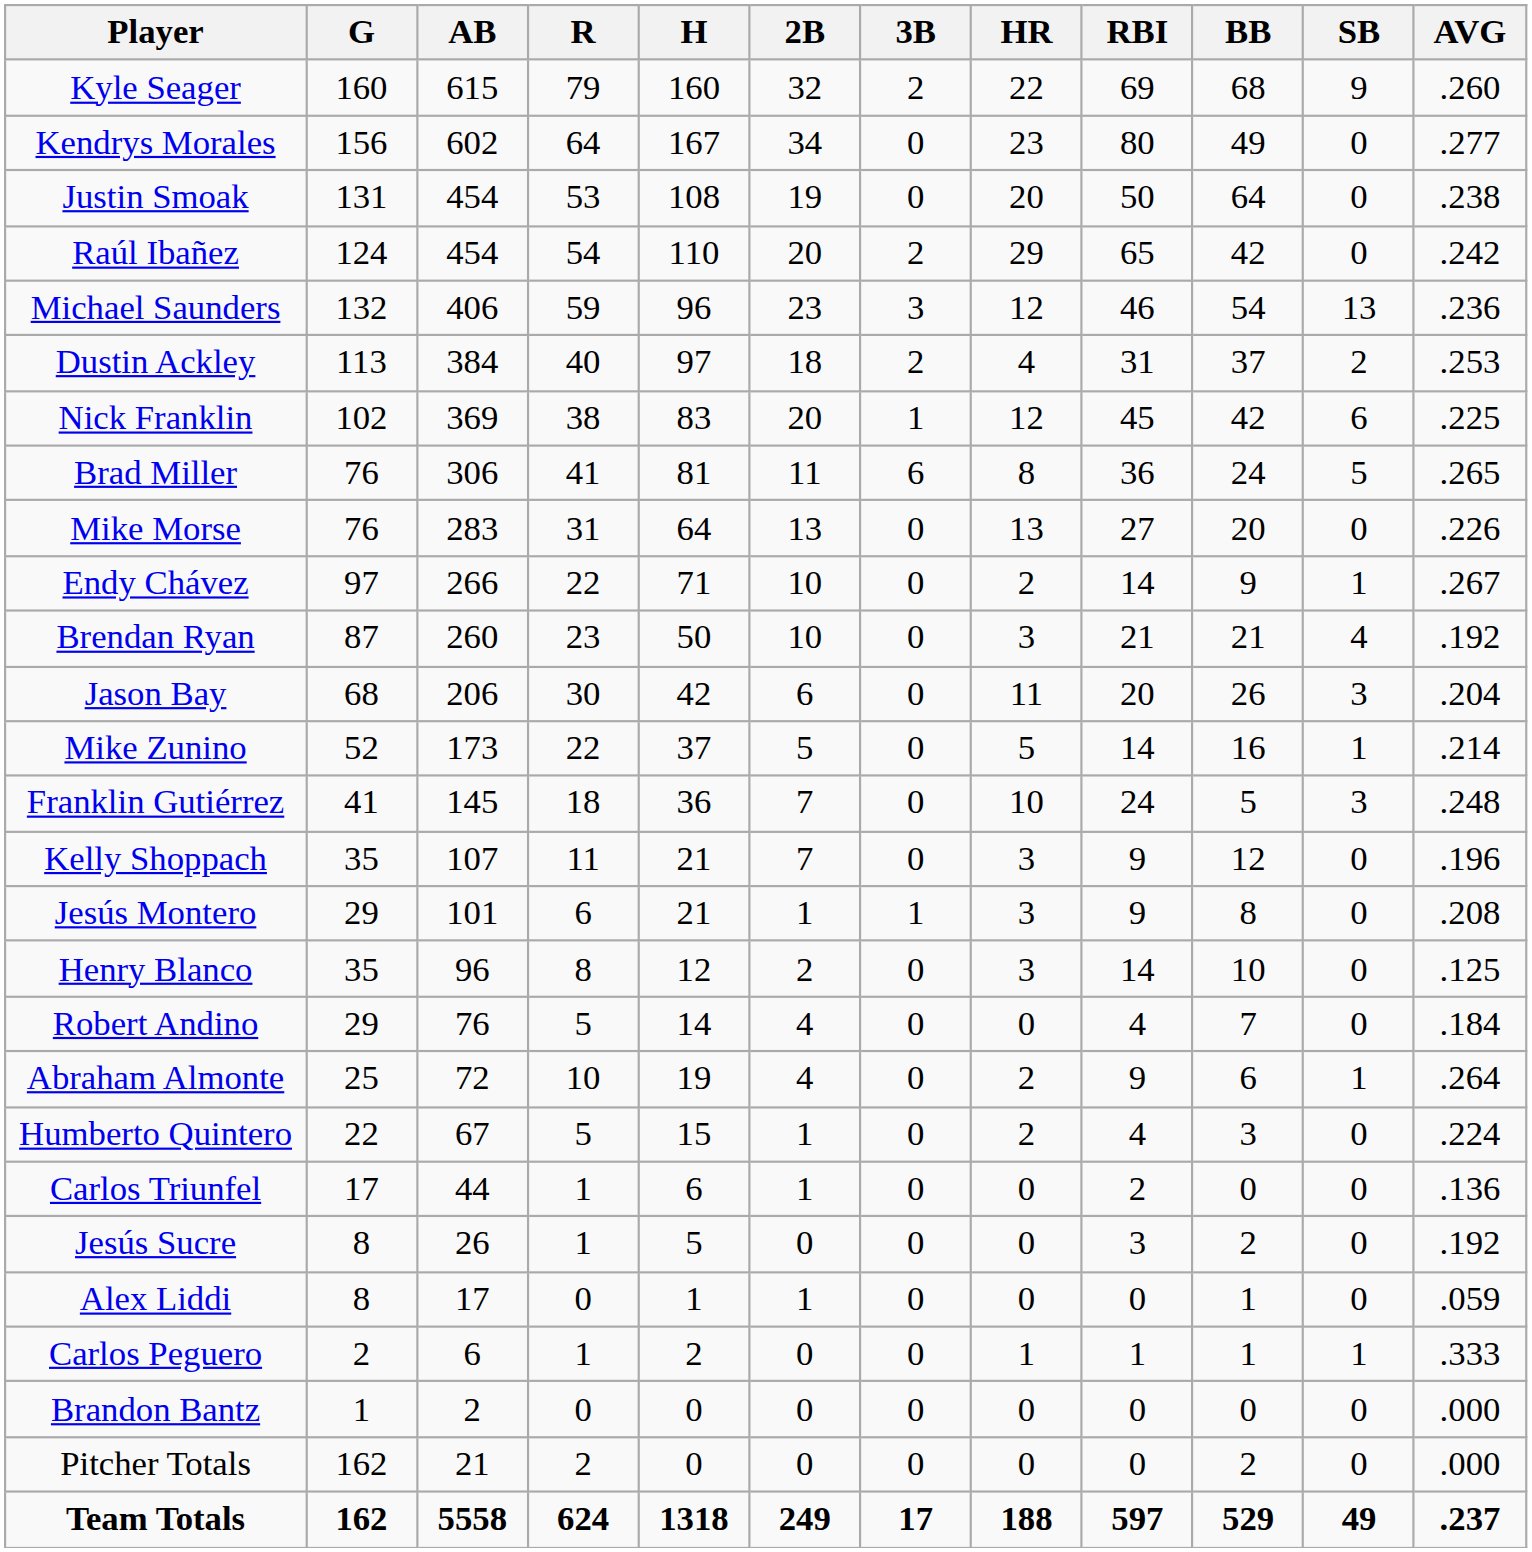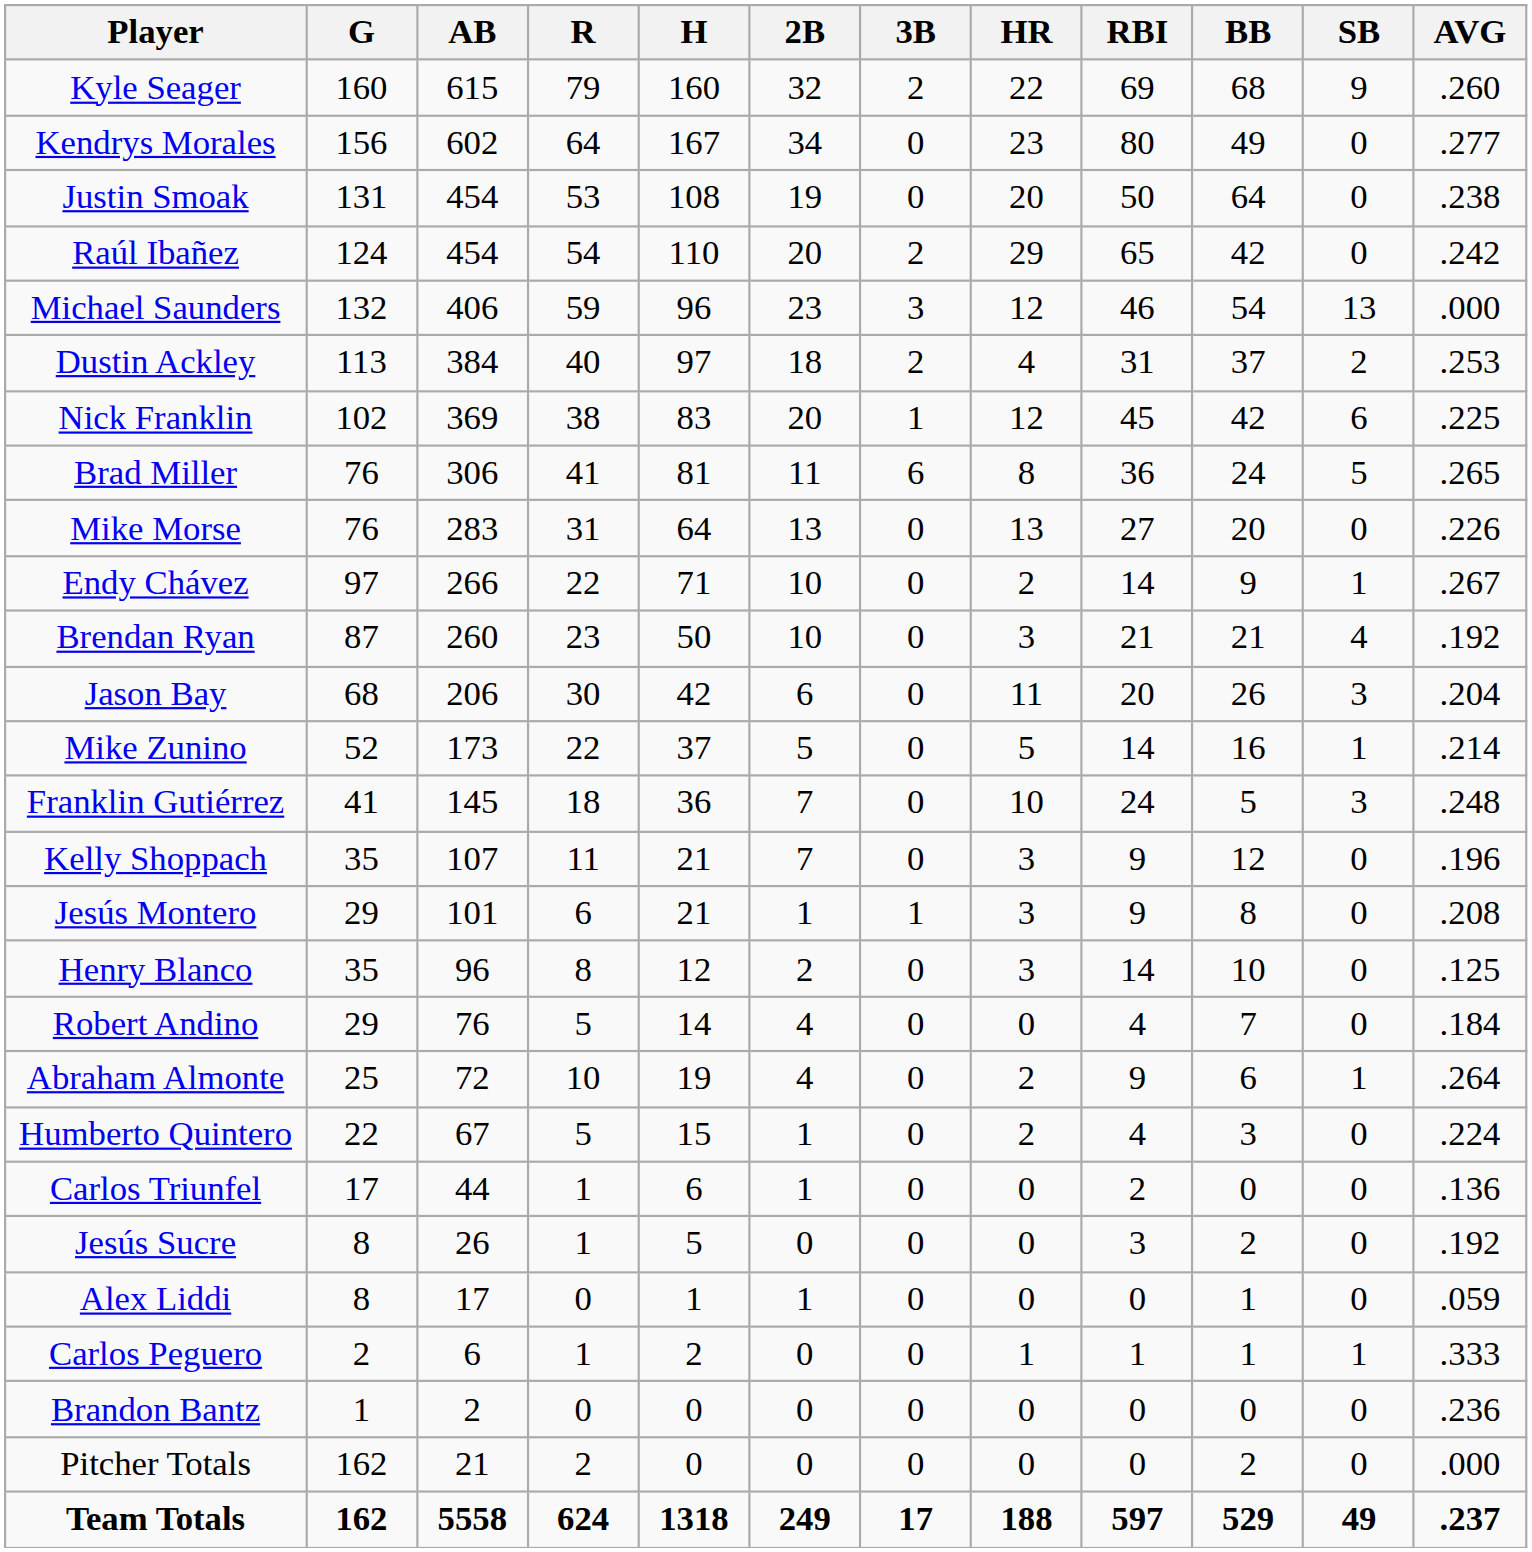(1470, 307) .236 -> (1470, 307) .000
(1470, 1408) .000 -> (1470, 1408) .236
